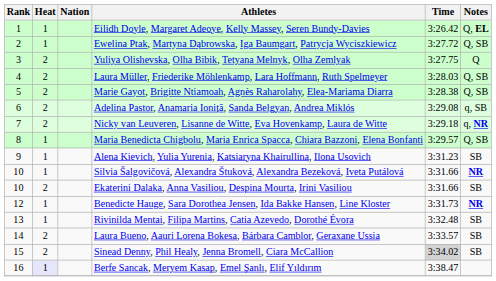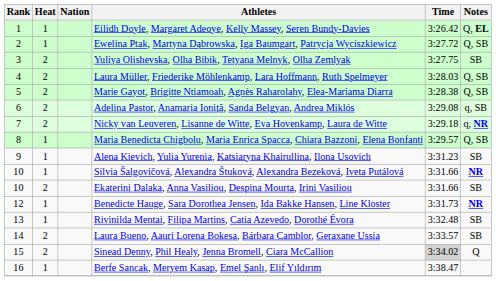(476, 60) Q -> (476, 60) SB
(476, 252) SB -> (476, 252) Q
(45, 268) lavender background -> (45, 268) no background
